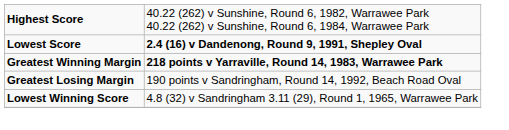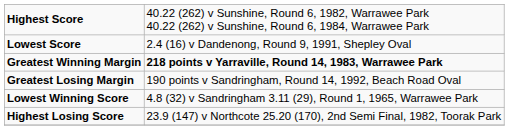(284, 44) bold -> (279, 44) normal
+ row: (65, 116)
